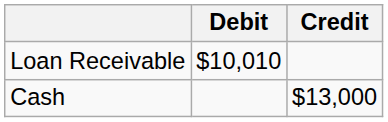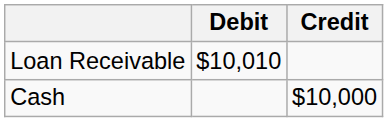(335, 97) $13,000 -> (335, 97) $10,000
